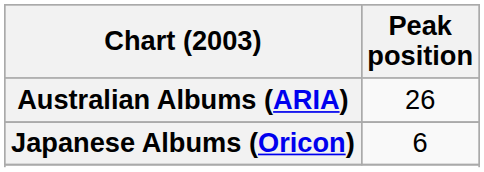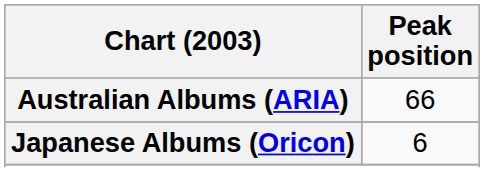(420, 99) 26 -> (420, 99) 66
